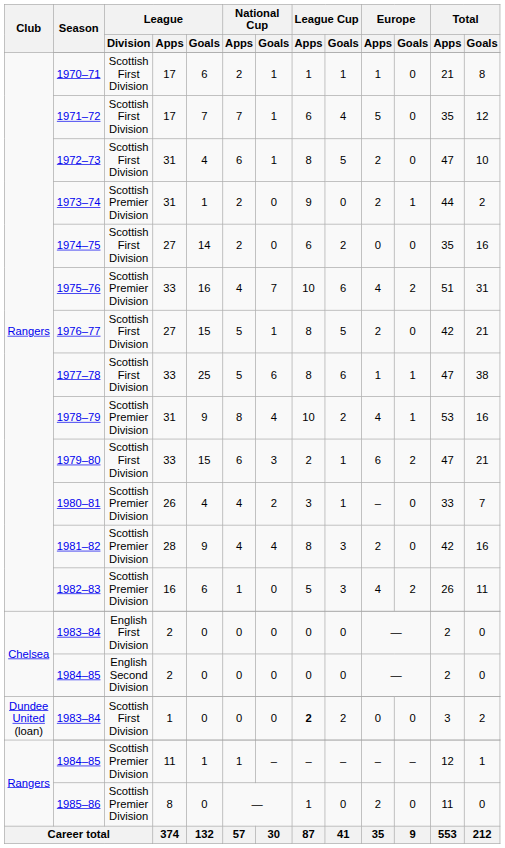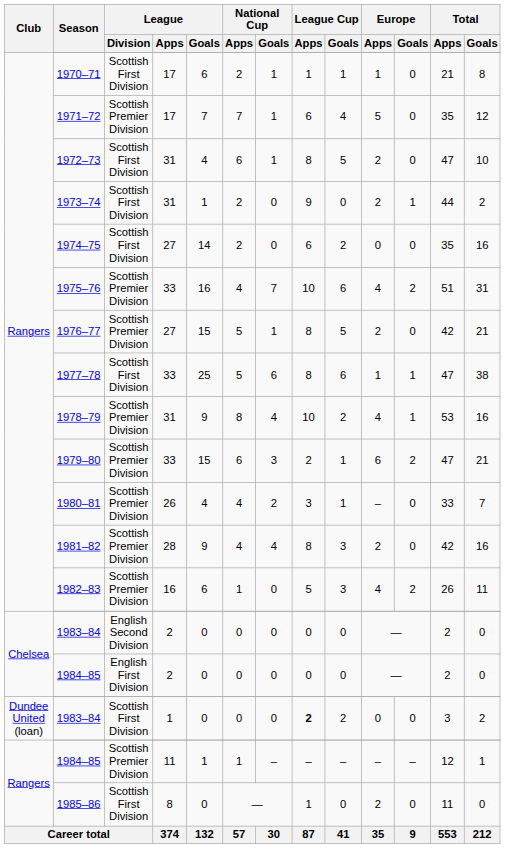(129, 117) Scottish First Division -> (129, 117) Scottish Premier Division
(129, 202) Scottish Premier Division -> (129, 202) Scottish First Division
(129, 331) Scottish First Division -> (129, 331) Scottish Premier Division
(129, 460) Scottish First Division -> (129, 460) Scottish Premier Division
(129, 632) English First Division -> (129, 632) English Second Division
(129, 675) English Second Division -> (129, 675) English First Division
(129, 804) Scottish Premier Division -> (129, 804) Scottish First Division
